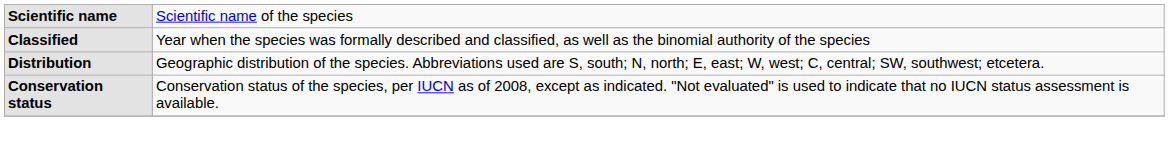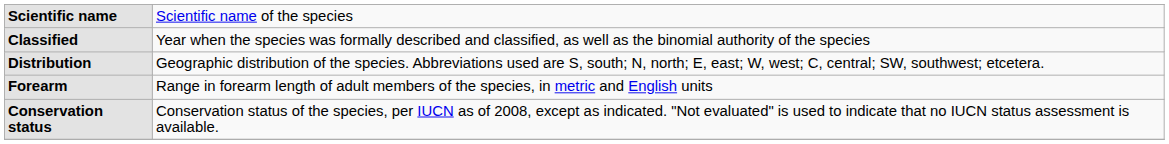+ row: (38, 87)
